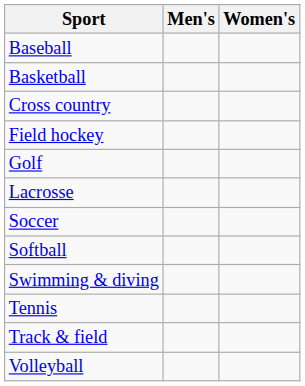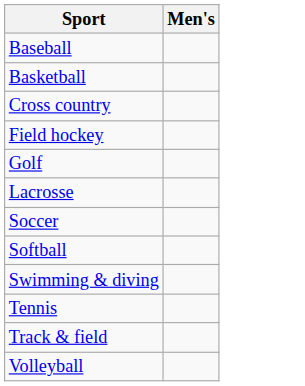- column: (259, 18)
